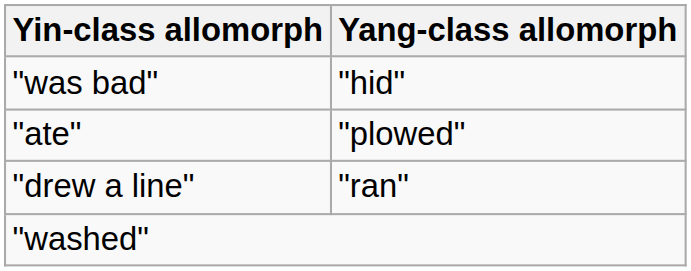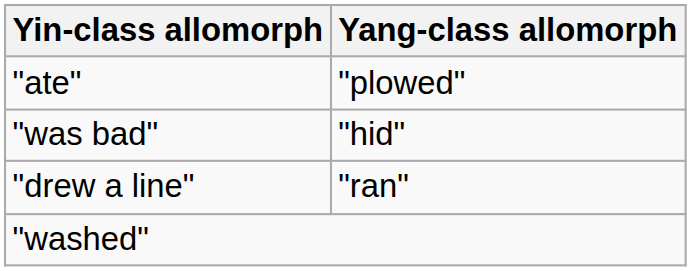rows swapped: (47, 134) <-> (85, 82)
